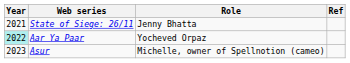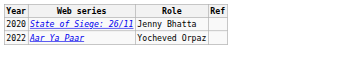(16, 24) 2021 -> (16, 24) 2020
(16, 38) paleturquoise background -> (16, 38) no background
- row: (40, 51)
